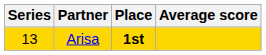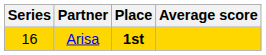(29, 38) 13 -> (29, 38) 16
